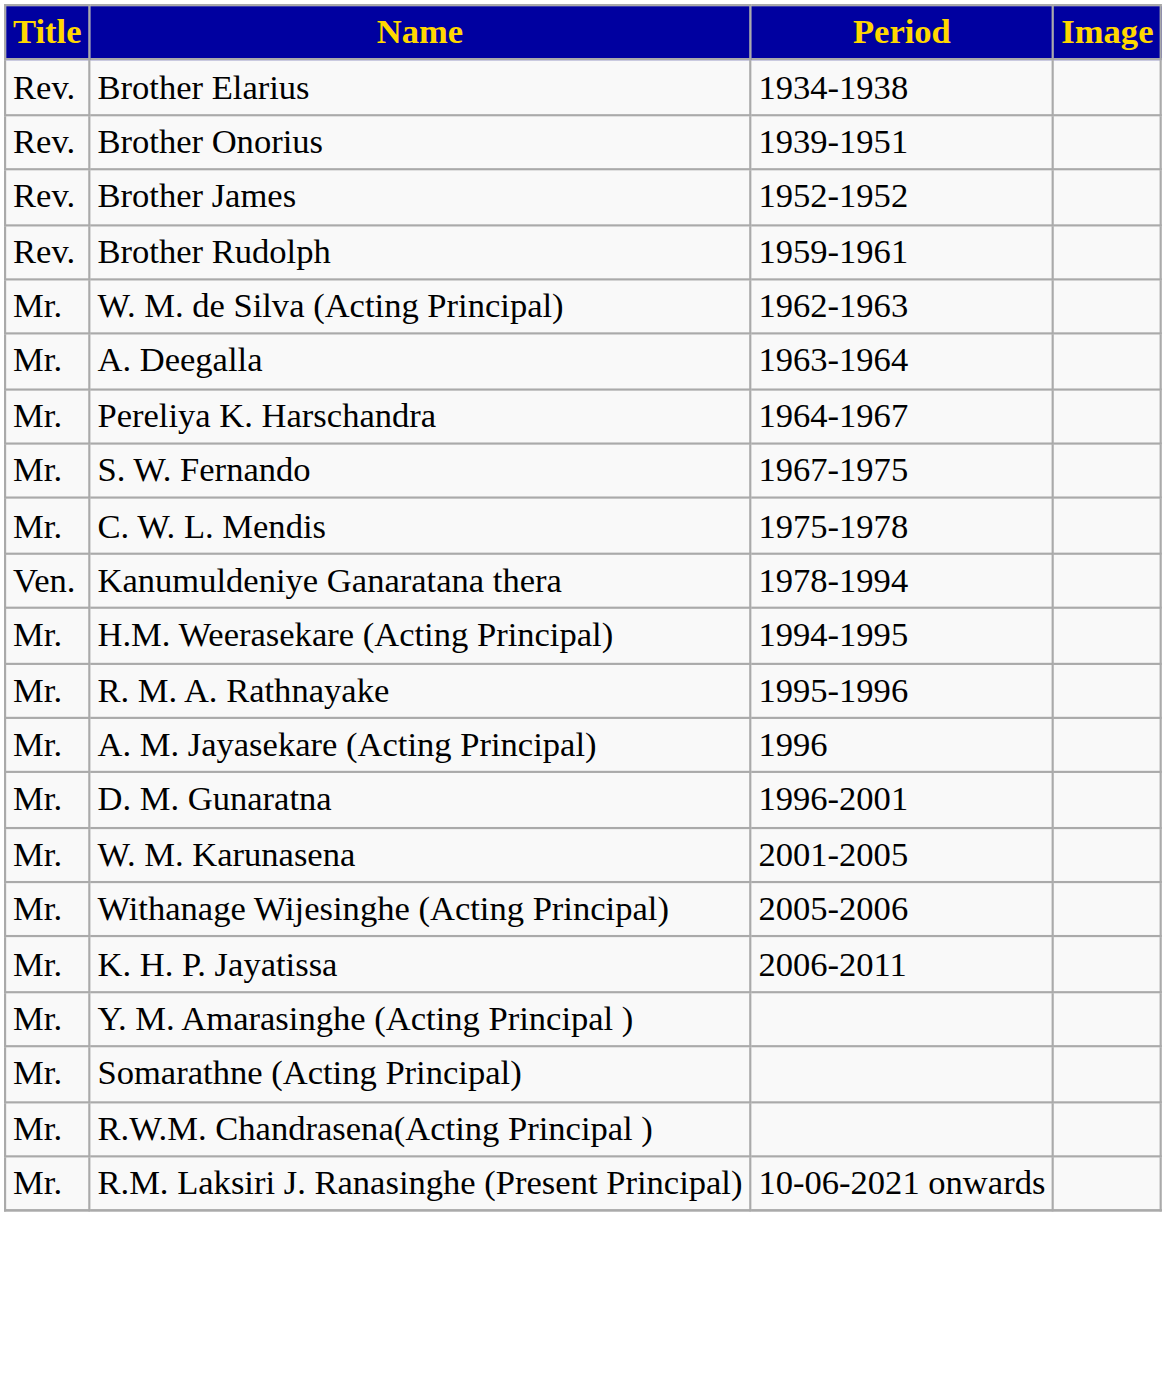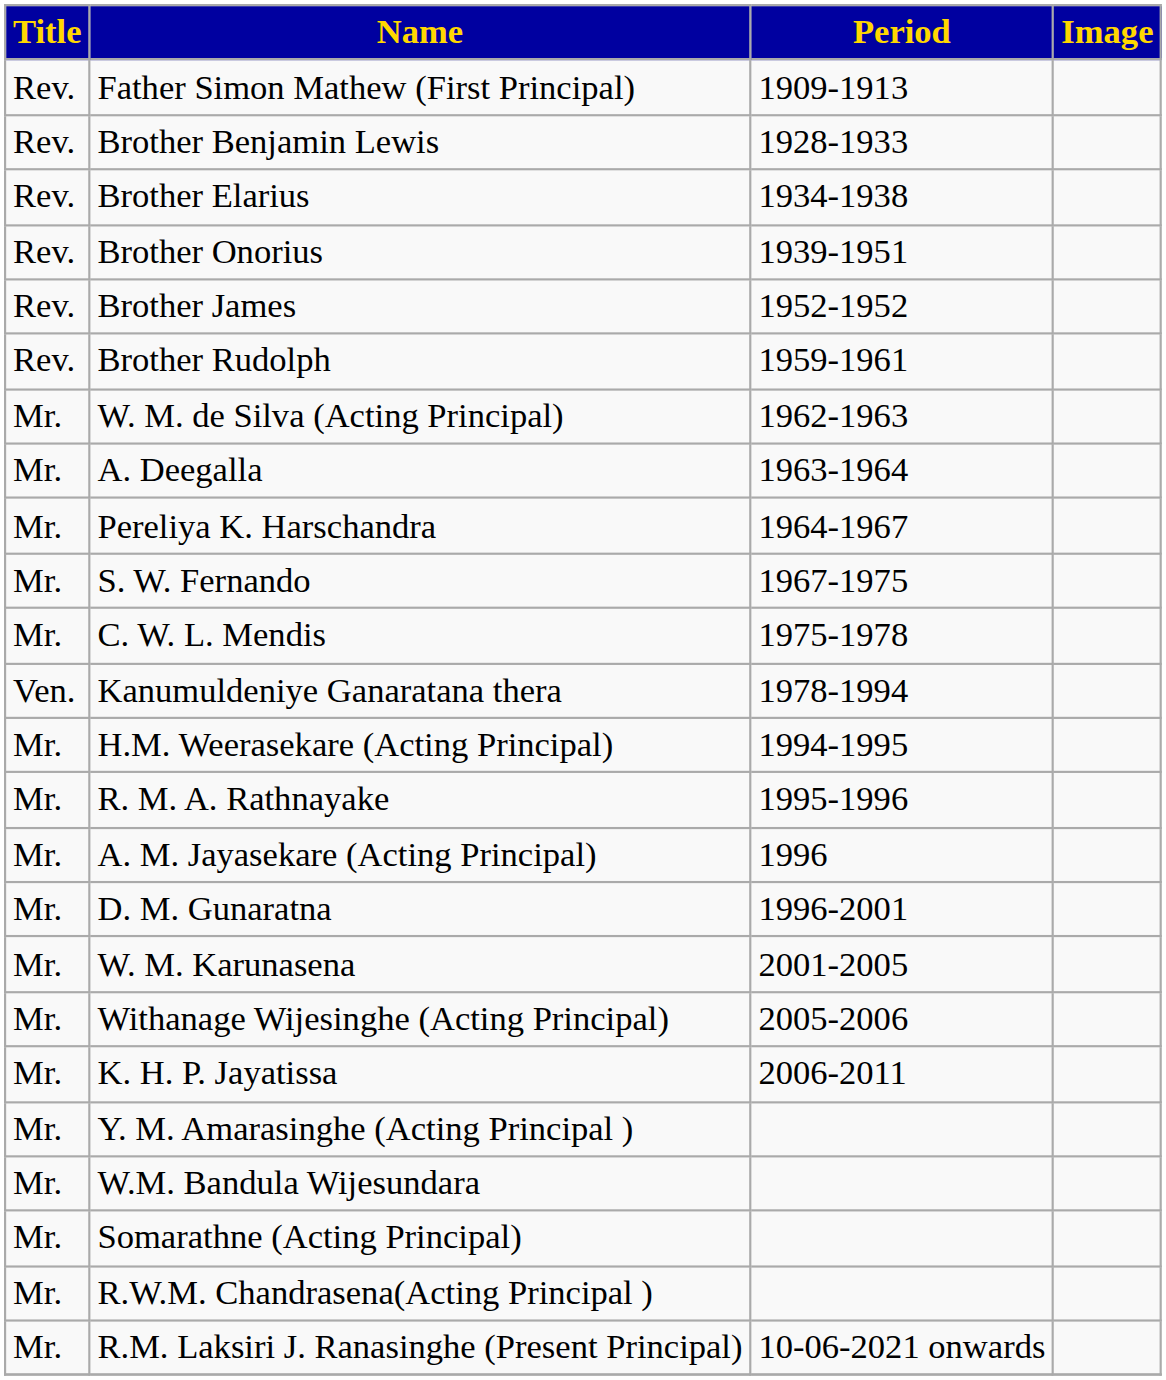+ row: (366, 86)
+ row: (268, 141)
+ row: (289, 1182)
